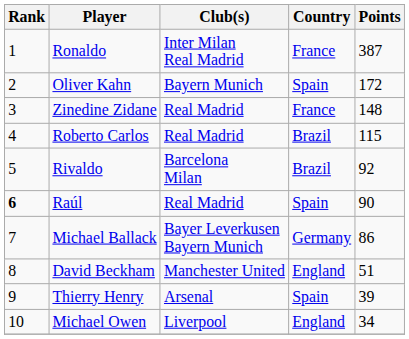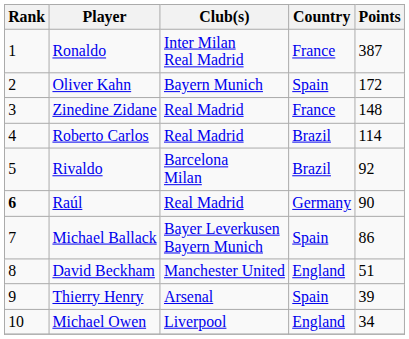(370, 135) 115 -> (370, 135) 114
(310, 203) Spain -> (322, 203) Germany
(322, 237) Germany -> (310, 237) Spain
